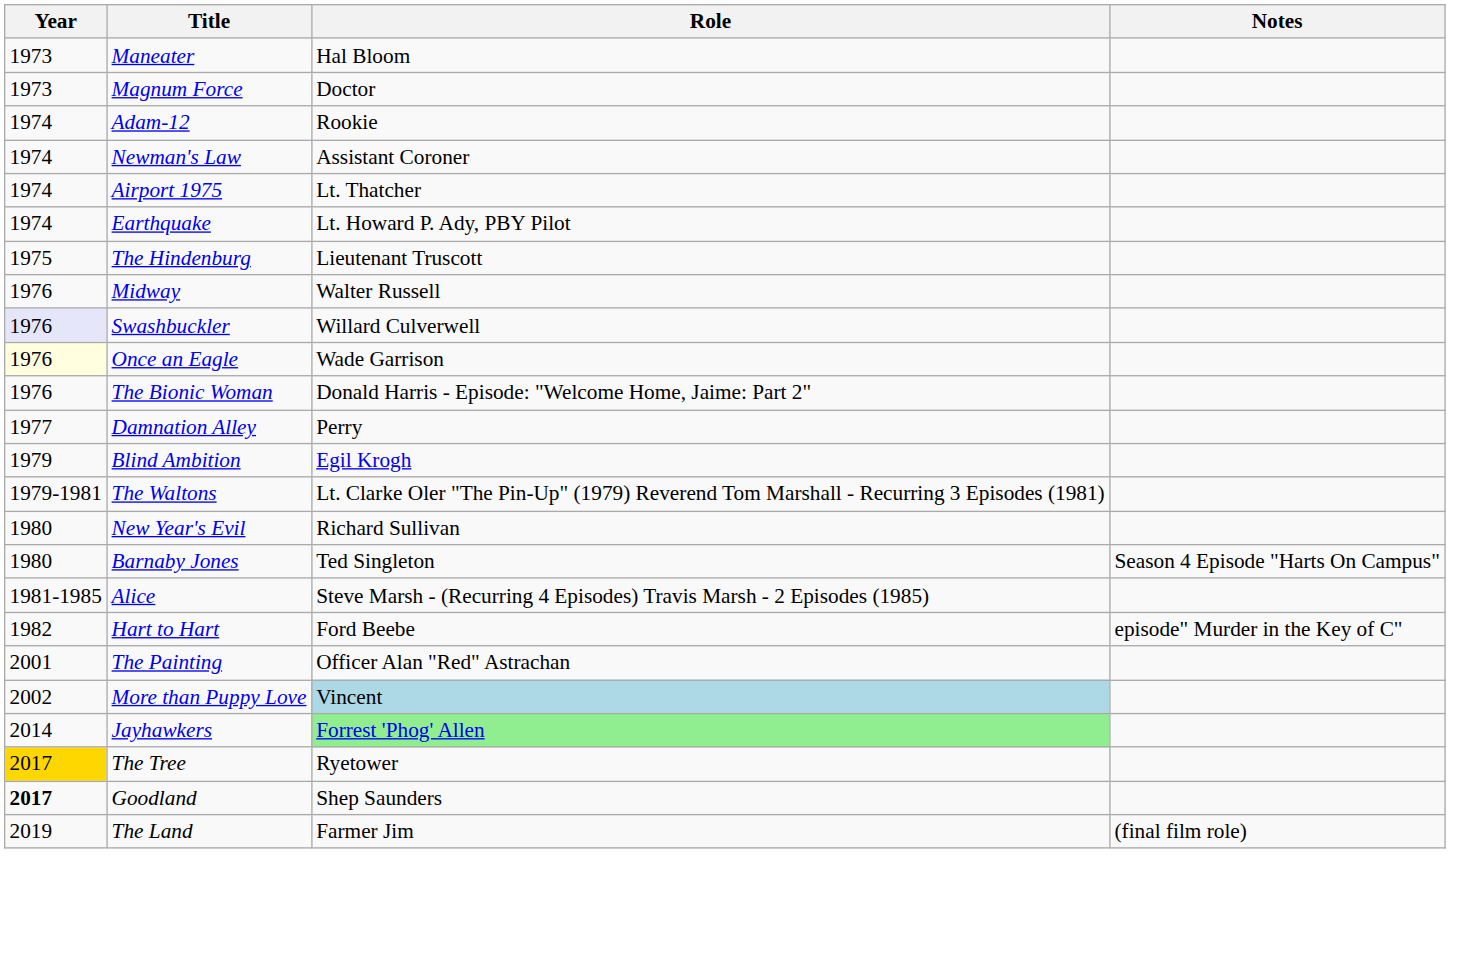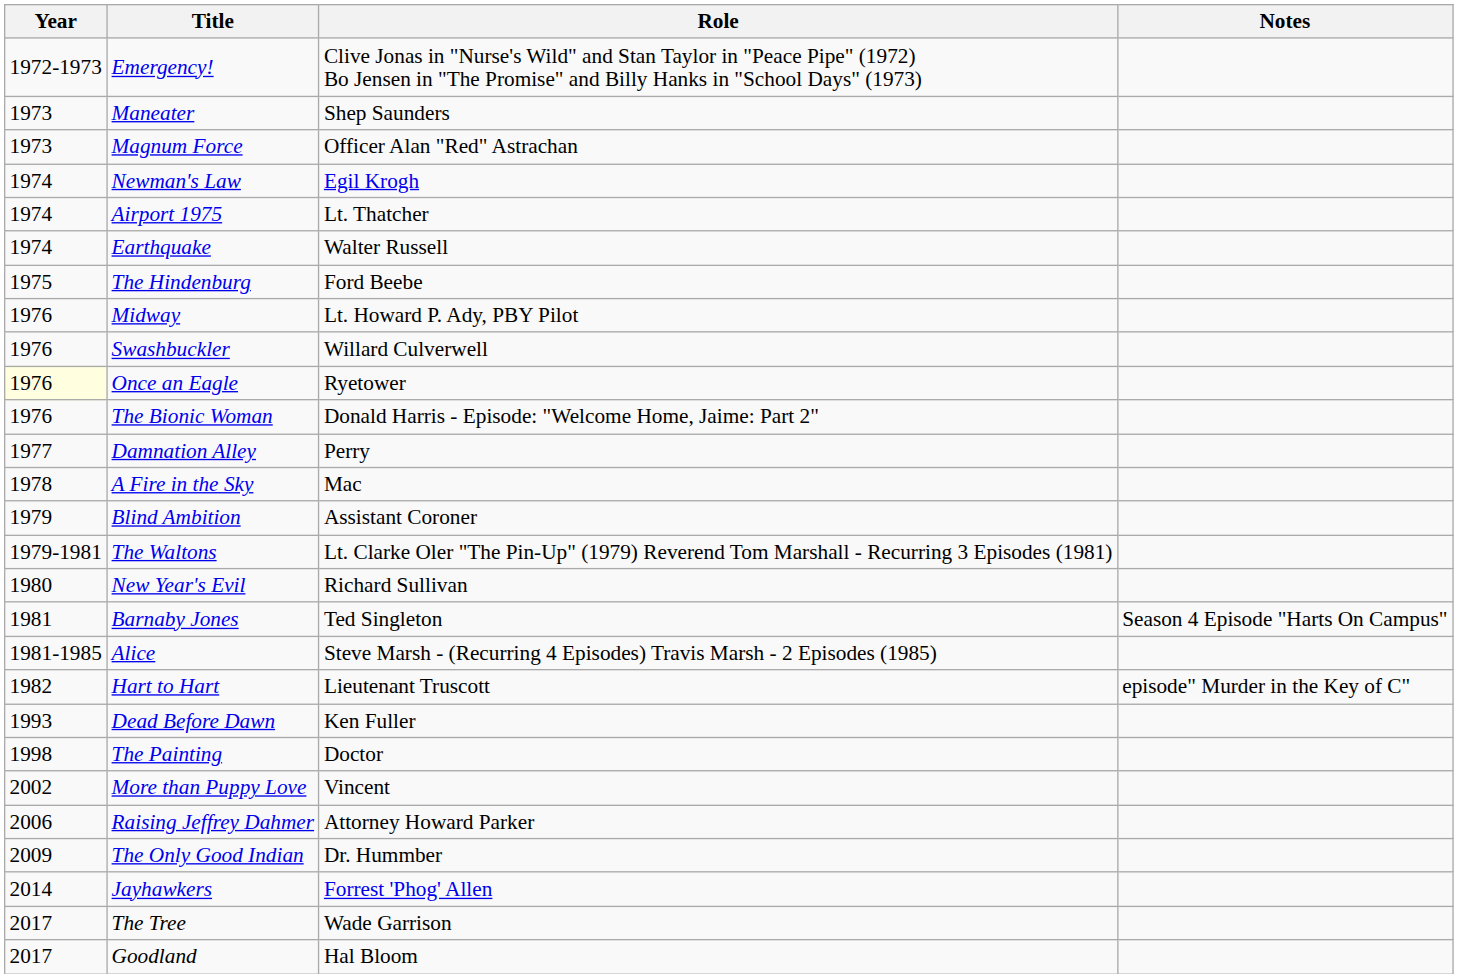+ row: (163, 67)
(363, 55) Hal Bloom -> (387, 112) Shep Saunders
(346, 88) Doctor -> (451, 146) Officer Alan "Red" Astrachan
- row: (151, 122)
(393, 156) Assistant Coroner -> (371, 180) Egil Krogh
(443, 223) Lt. Howard P. Ady, PBY Pilot -> (386, 247) Walter Russell
(399, 257) Lieutenant Truscott -> (373, 281) Ford Beebe
(378, 291) Walter Russell -> (451, 315) Lt. Howard P. Ady, PBY Pilot
(31, 325) lavender background -> (31, 349) no background
(380, 358) Wade Garrison -> (365, 382) Ryetower
+ row: (183, 484)
(364, 460) Egil Krogh -> (400, 517) Assistant Coroner
(31, 561) 1980 -> (31, 619) 1981
(366, 628) Ford Beebe -> (407, 686) Lieutenant Truscott
+ row: (193, 720)
(31, 662) 2001 -> (31, 754) 1998
(443, 662) Officer Alan "Red" Astrachan -> (353, 754) Doctor
(349, 696) lightblue background -> (357, 787) no background
+ row: (213, 821)
+ row: (208, 855)
(400, 730) lightgreen background -> (408, 889) no background
(31, 763) gold background -> (31, 922) no background
(357, 763) Ryetower -> (388, 922) Wade Garrison
(31, 797) bold -> (31, 956) normal
(379, 797) Shep Saunders -> (371, 956) Hal Bloom
- row: (152, 831)
